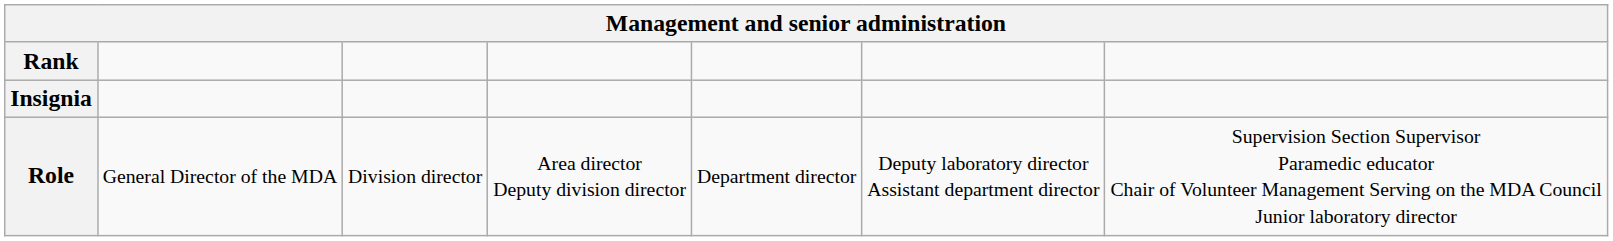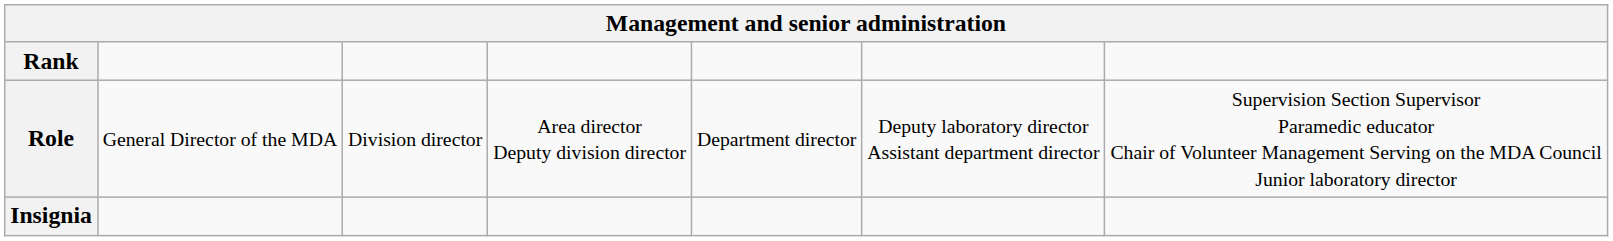rows swapped: (51, 98) <-> (51, 175)
